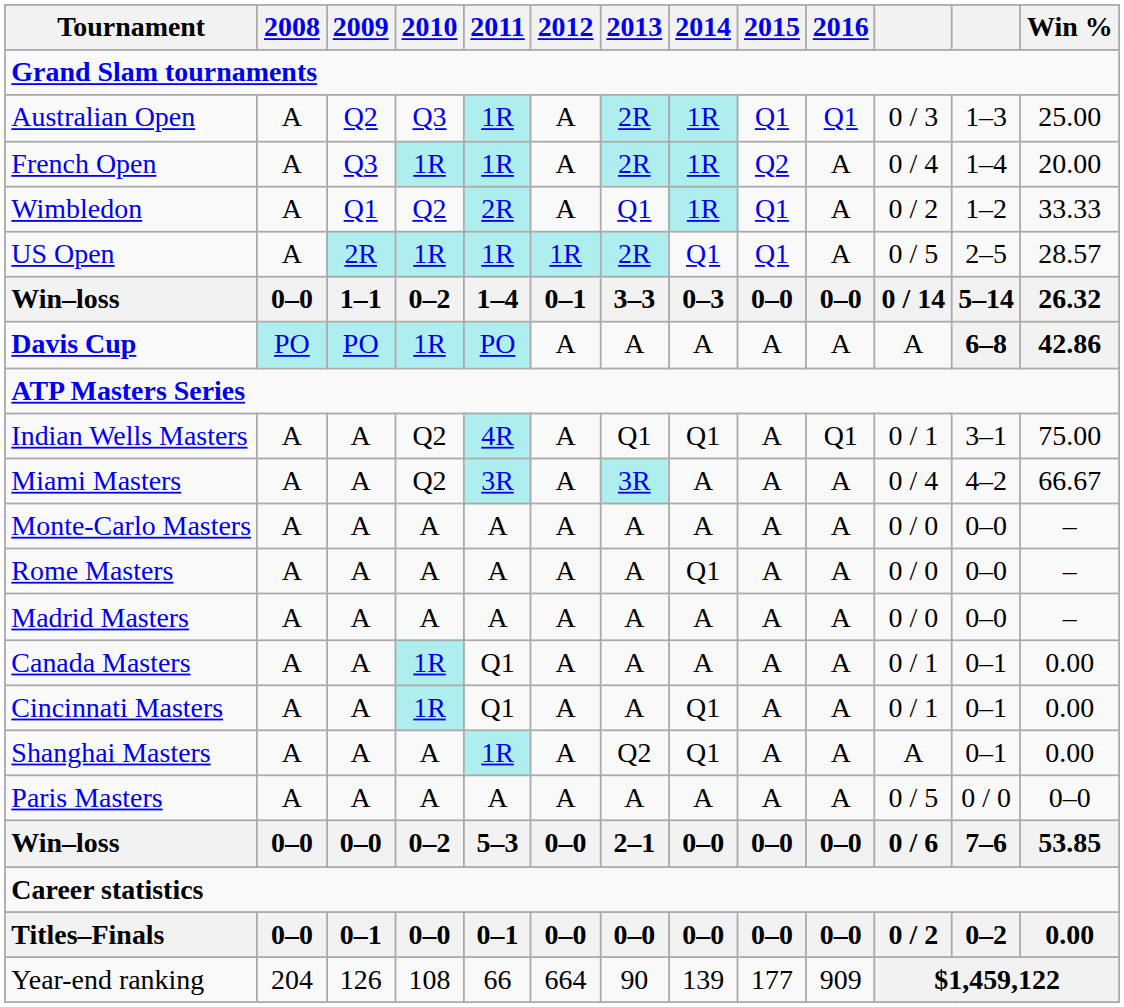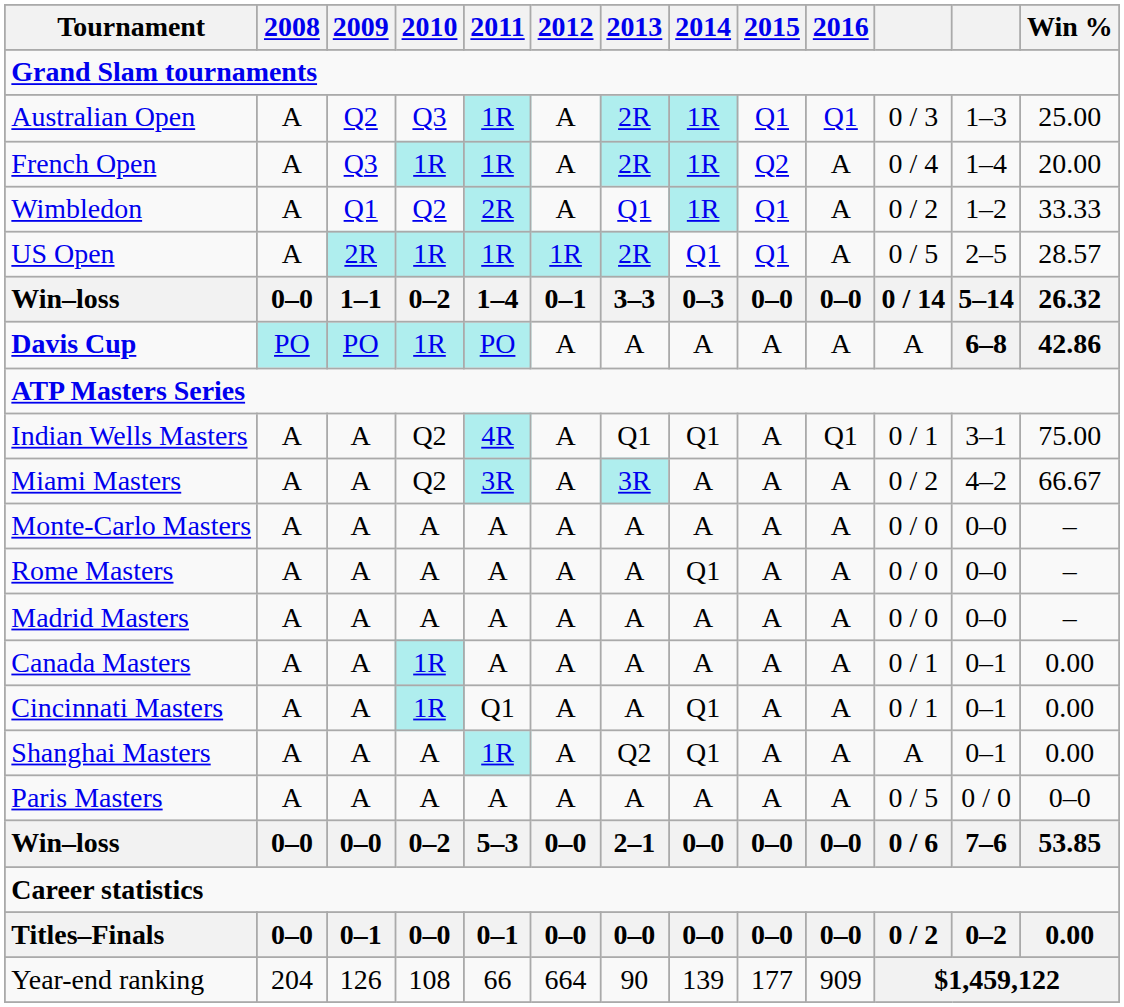(913, 480) 0 / 4 -> (913, 480) 0 / 2
(498, 661) Q1 -> (498, 661) A
